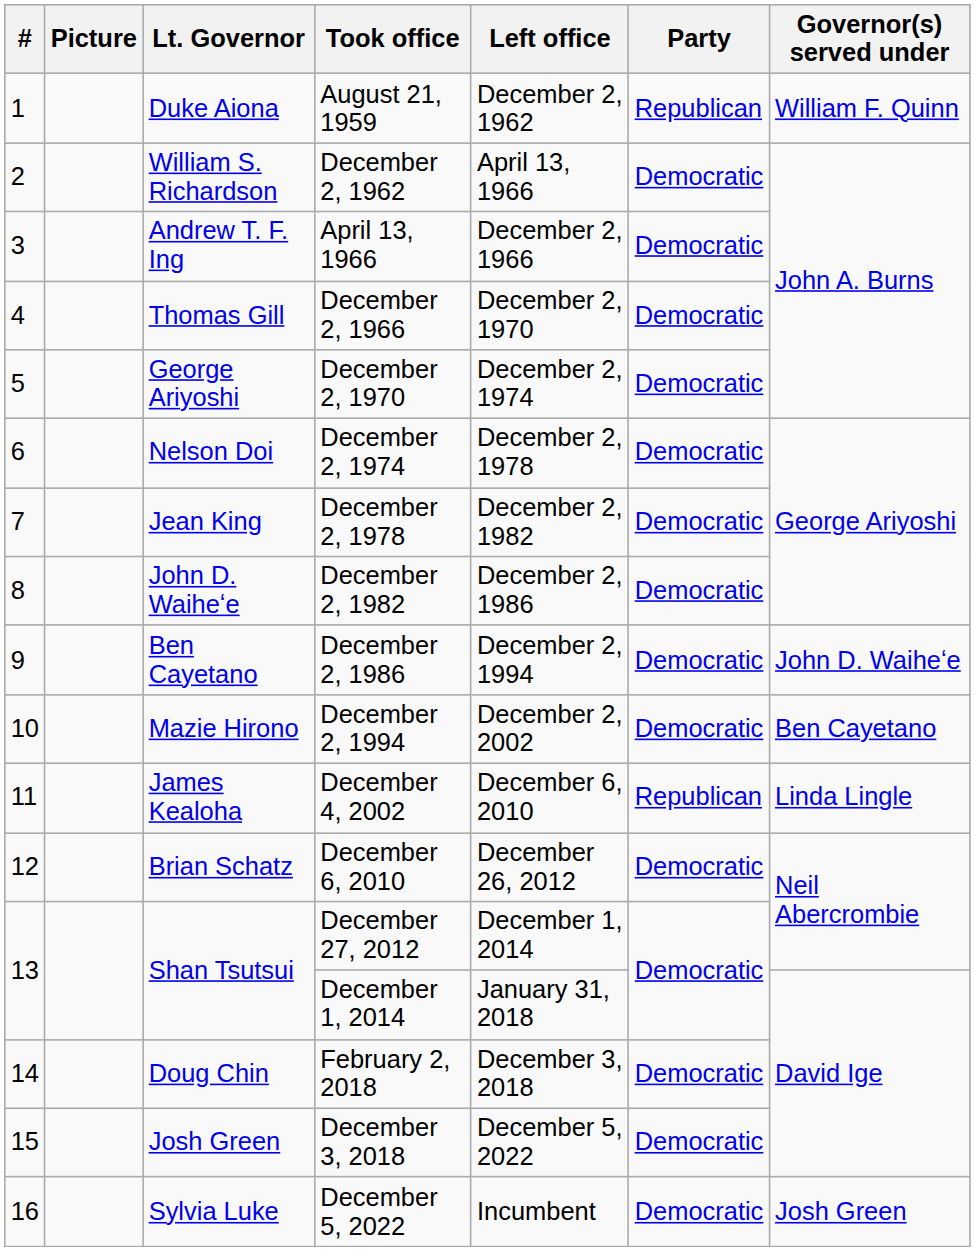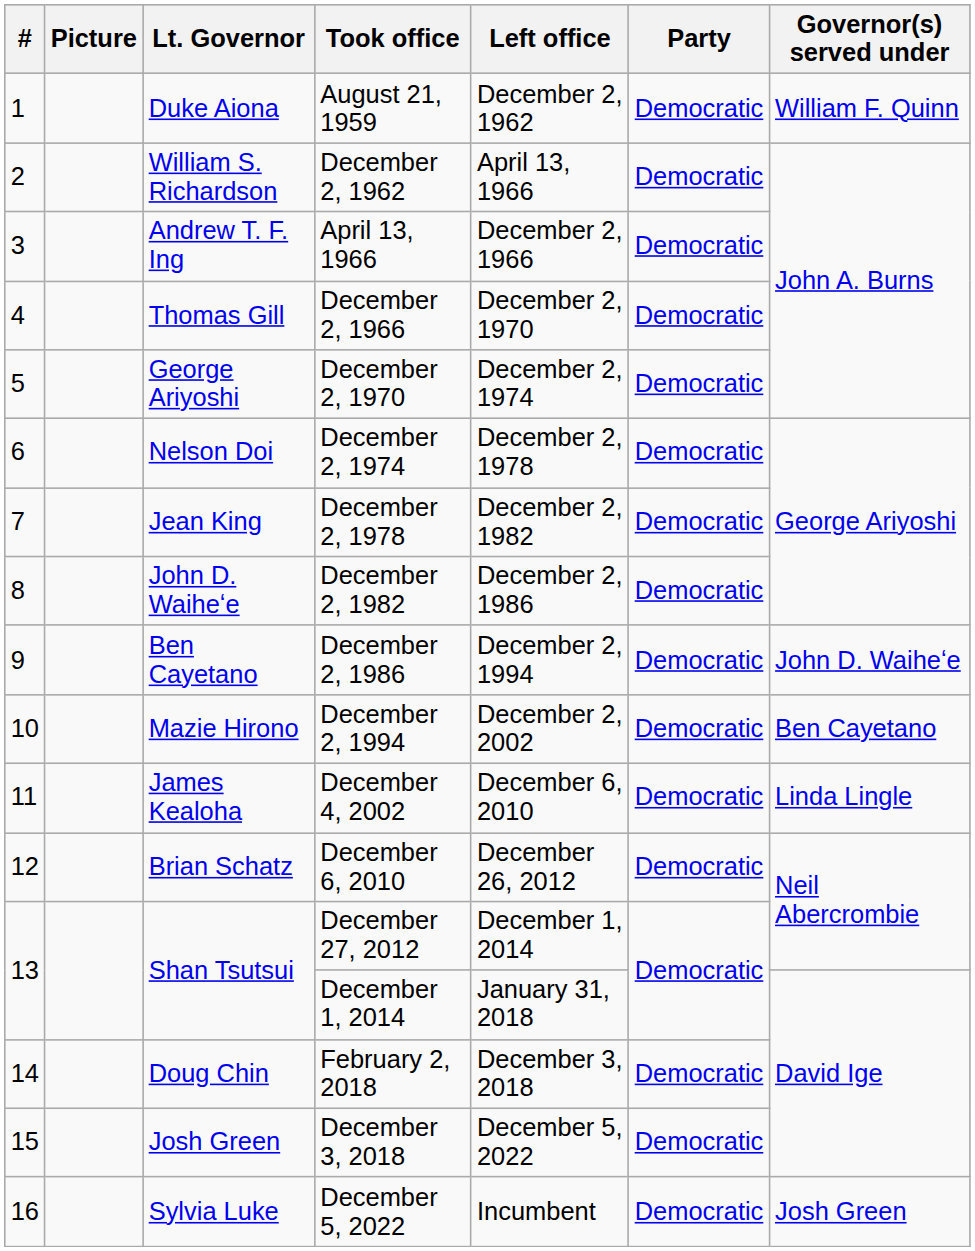(698, 107) Republican -> (699, 107) Democratic
(698, 797) Republican -> (699, 797) Democratic
